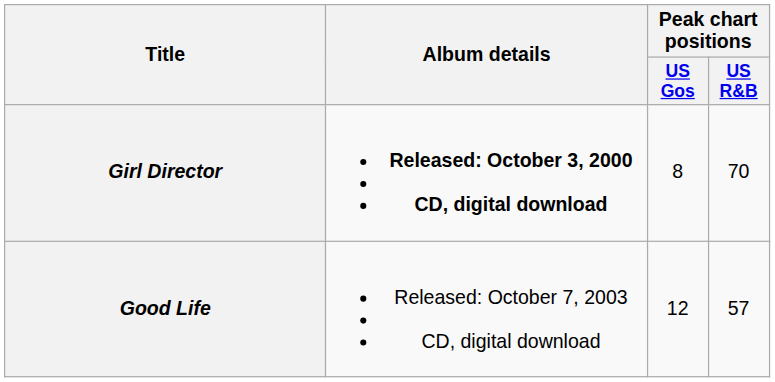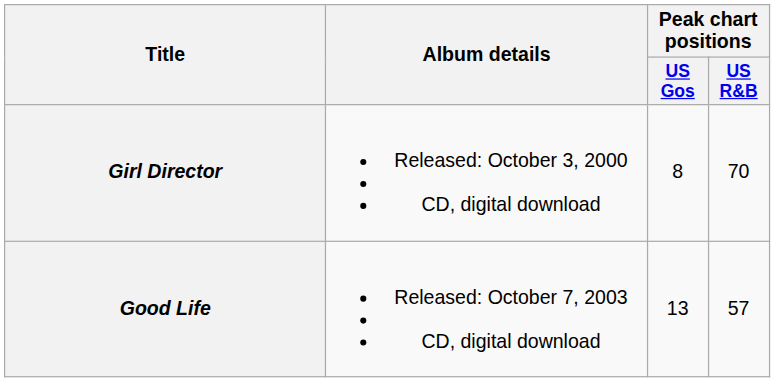(487, 184) bold -> (487, 184) normal
(678, 308) 12 -> (678, 308) 13
